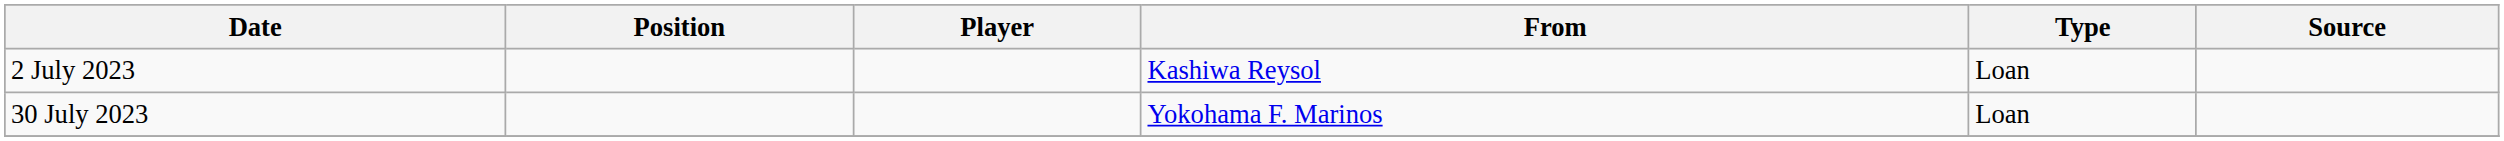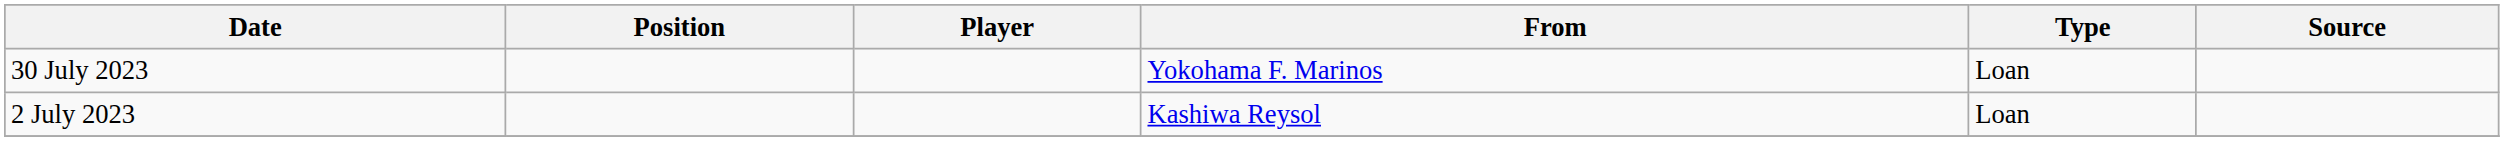rows swapped: (73, 70) <-> (80, 114)
